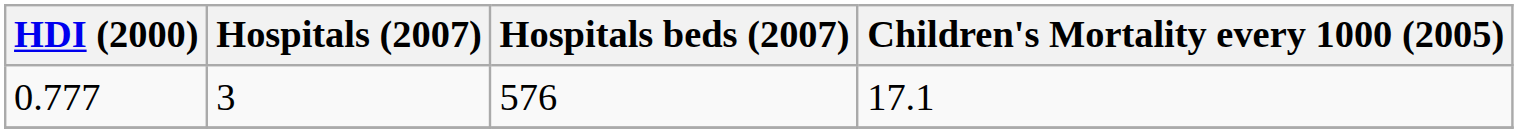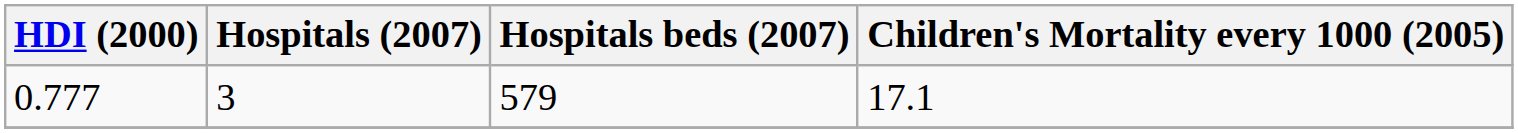(528, 95) 576 -> (528, 95) 579
